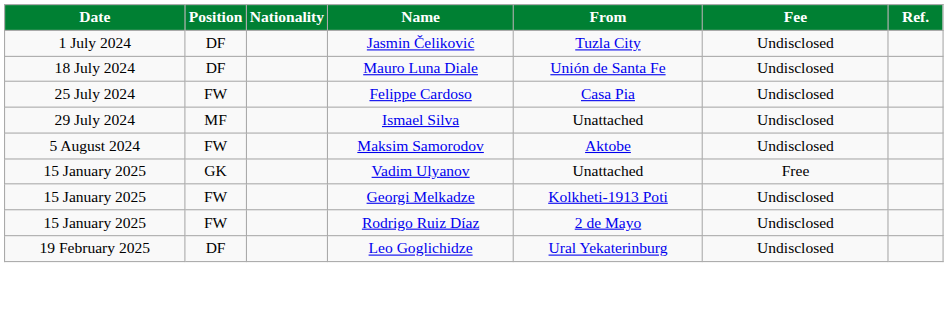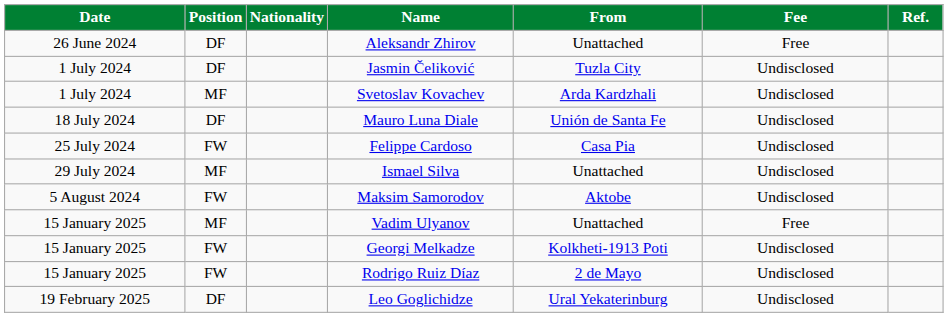+ row: (421, 43)
+ row: (421, 94)
(216, 171) GK -> (216, 222) MF
